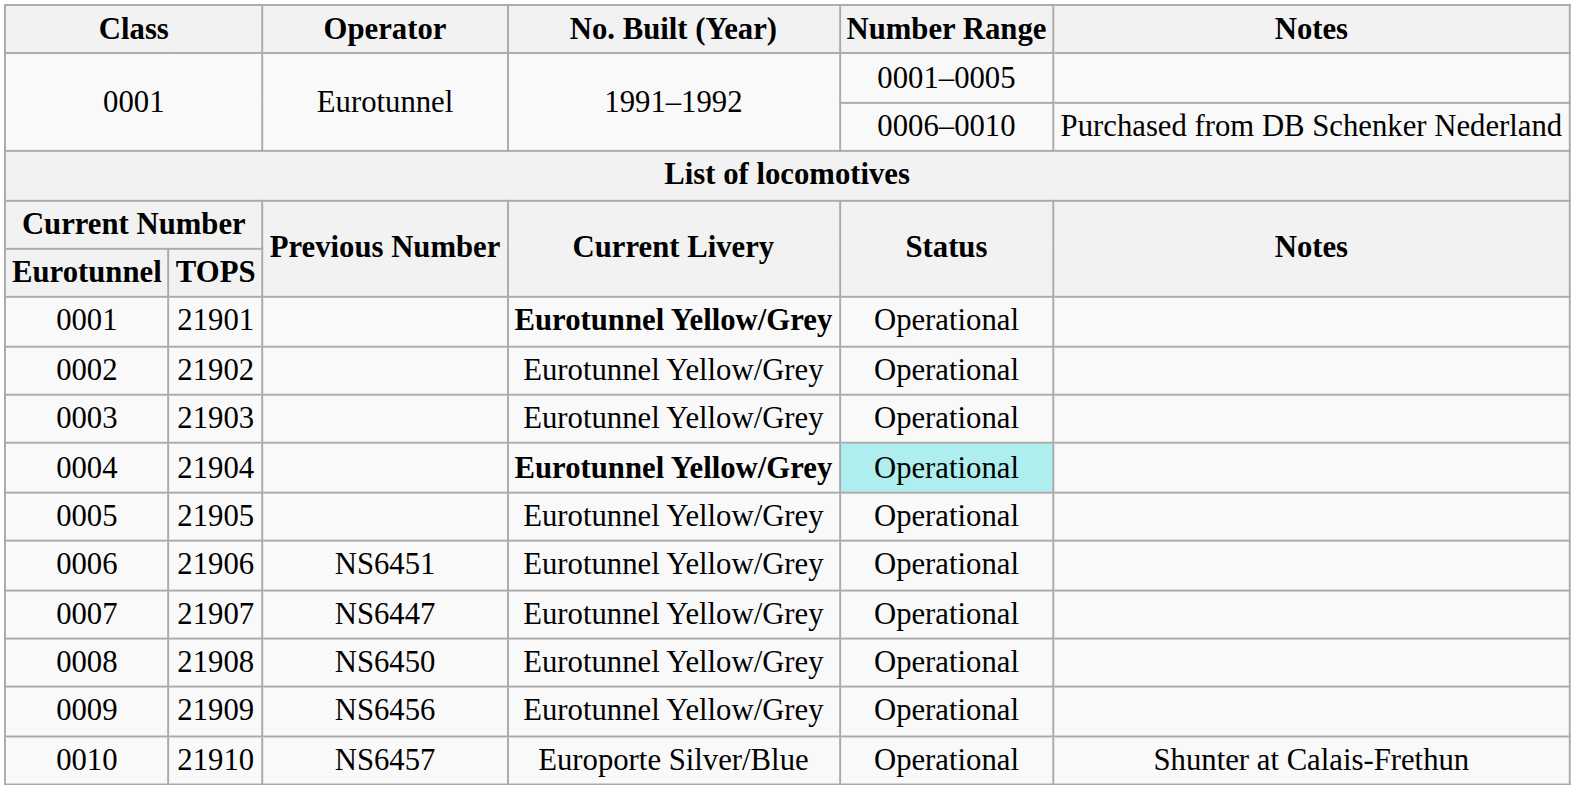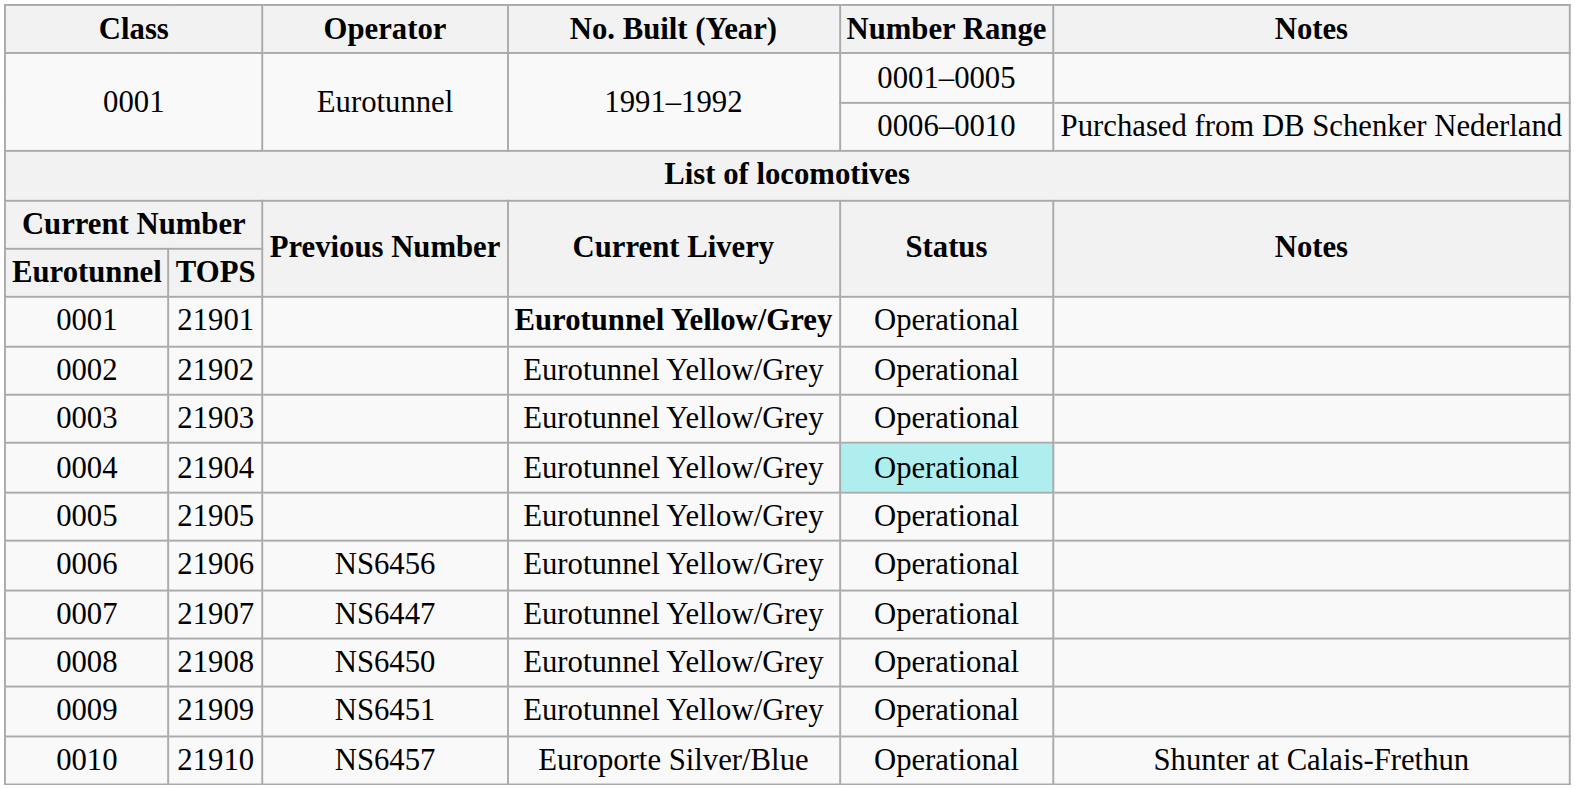(673, 467) bold -> (673, 467) normal
(385, 564) NS6451 -> (385, 564) NS6456
(385, 710) NS6456 -> (385, 710) NS6451
